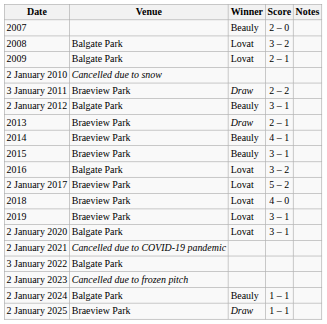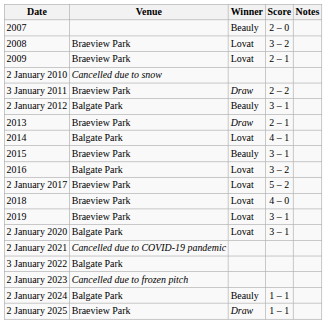(97, 43) Balgate Park -> (101, 43) Braeview Park
(97, 59) Balgate Park -> (101, 59) Braeview Park
(101, 138) Braeview Park -> (97, 138) Balgate Park
(245, 138) Beauly -> (242, 138) Lovat
